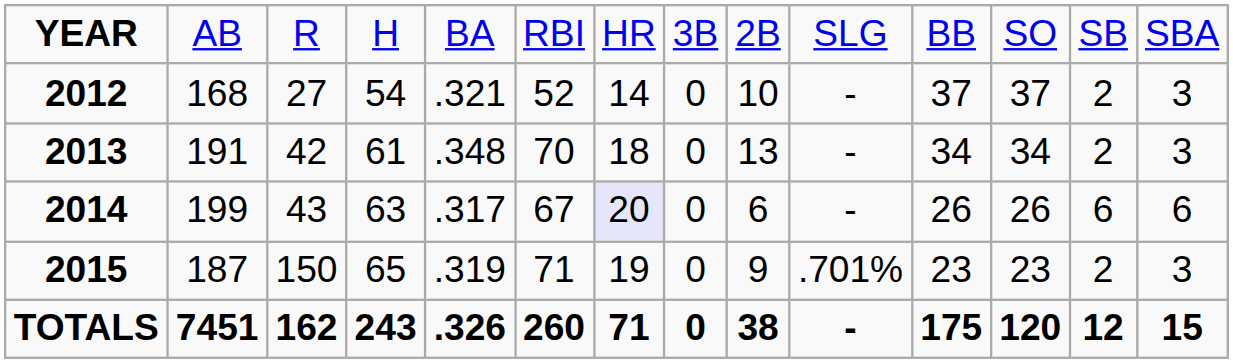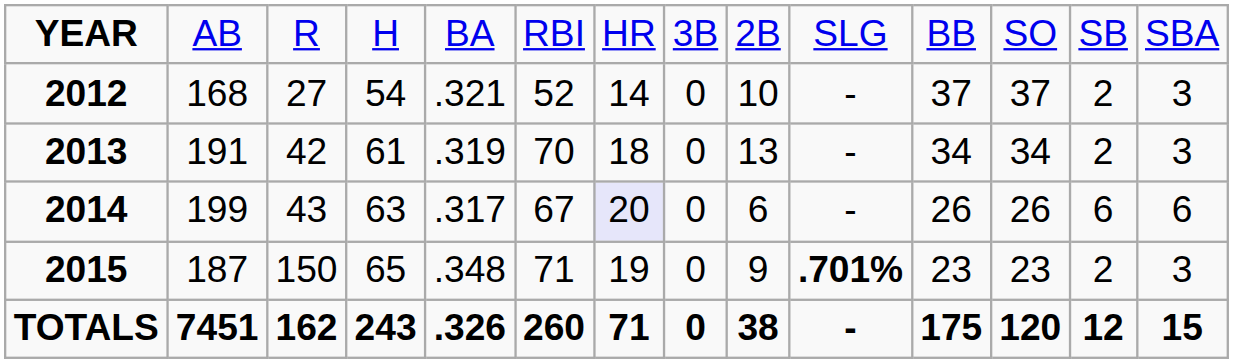(470, 151) .348 -> (470, 151) .319
(470, 269) .319 -> (470, 269) .348
(851, 269) normal -> (851, 269) bold
